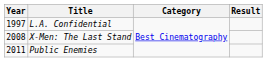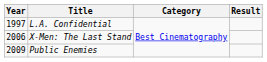(16, 37) 2008 -> (16, 37) 2006
(16, 50) 2011 -> (16, 50) 2009
